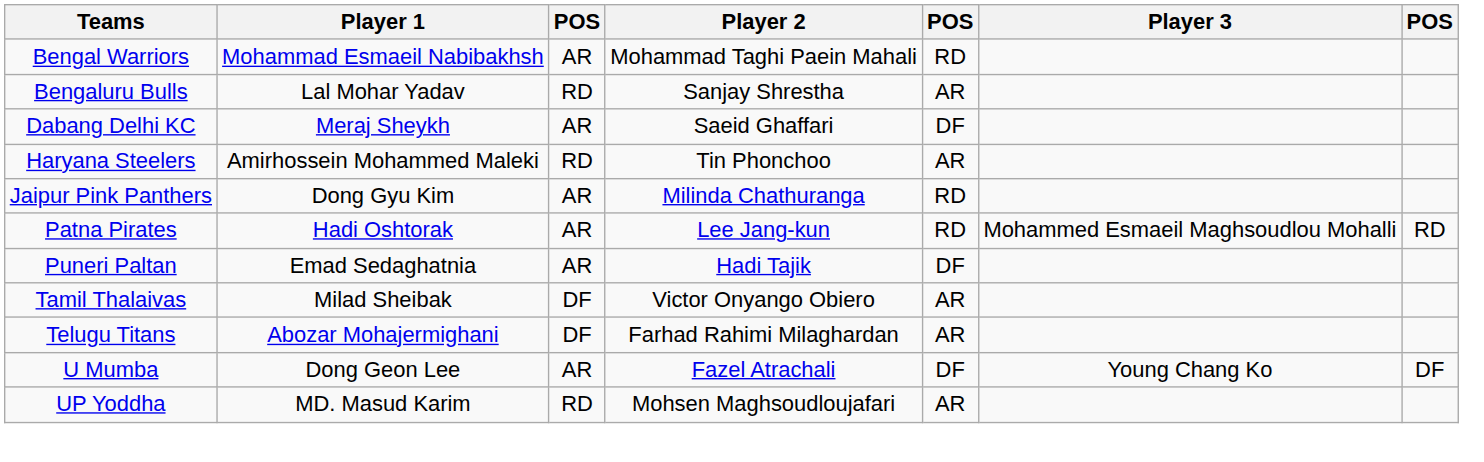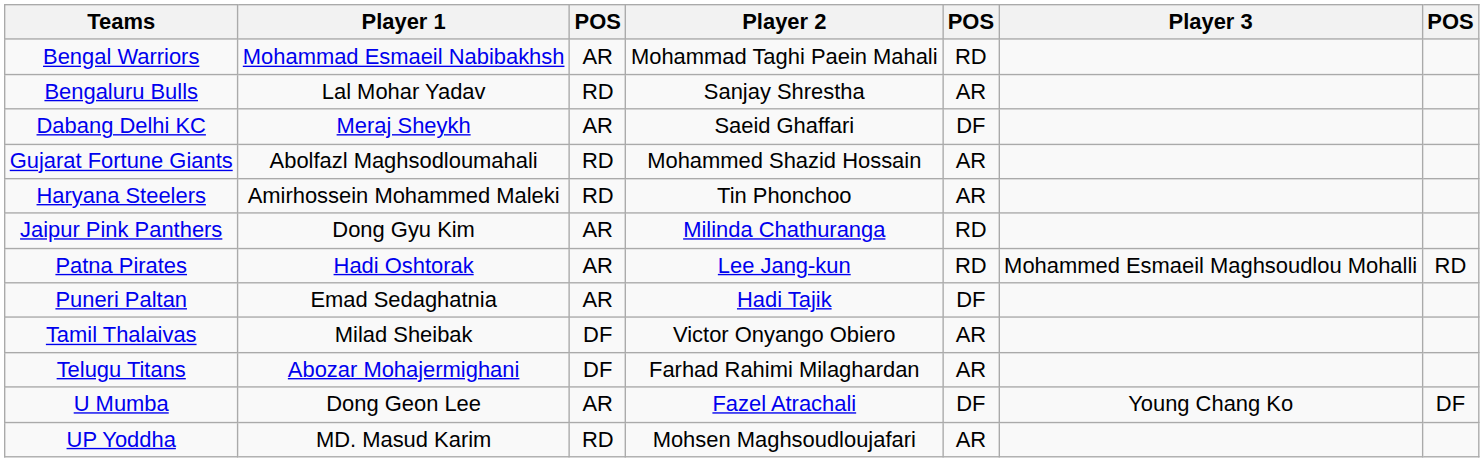+ row: (121, 160)
